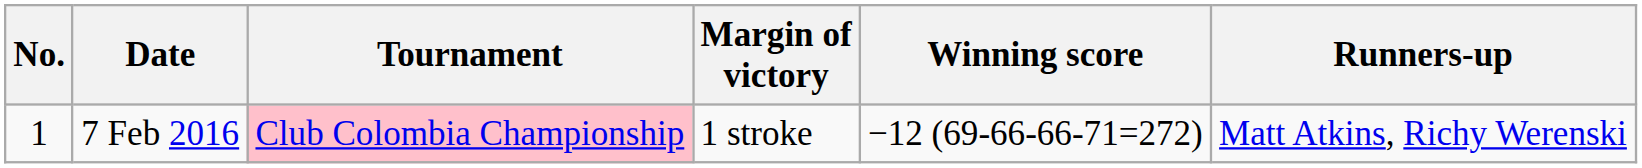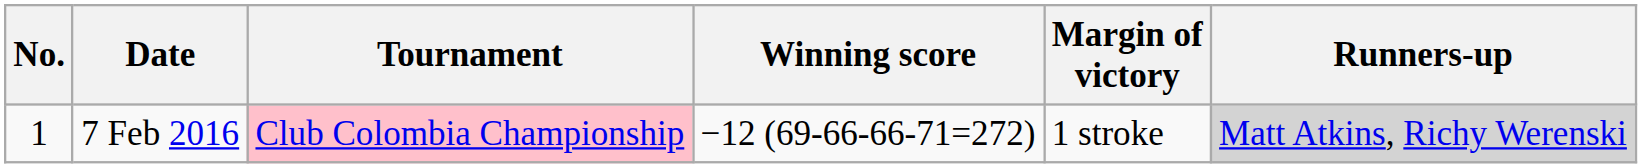columns swapped: (1035, 54) <-> (776, 54)
(1423, 133) no background -> (1423, 133) lightgrey background
